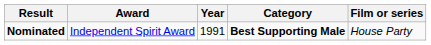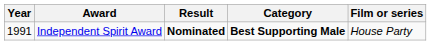columns swapped: (213, 13) <-> (36, 13)
